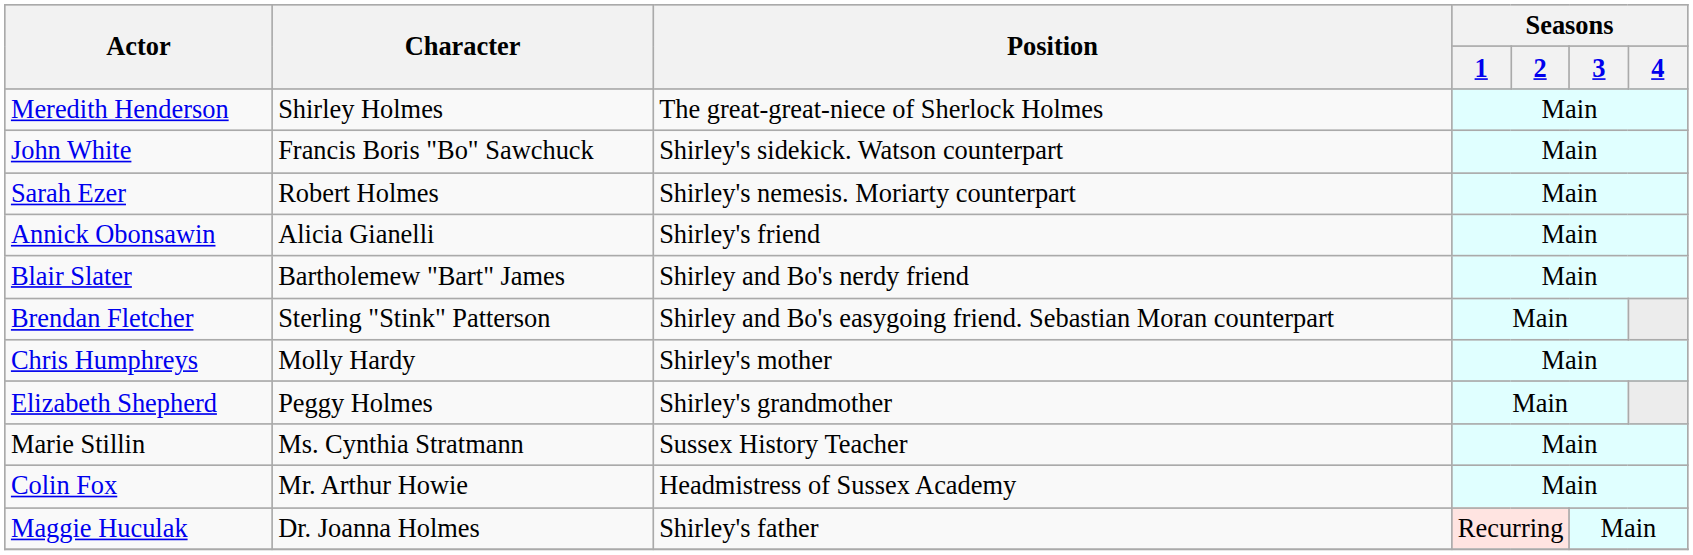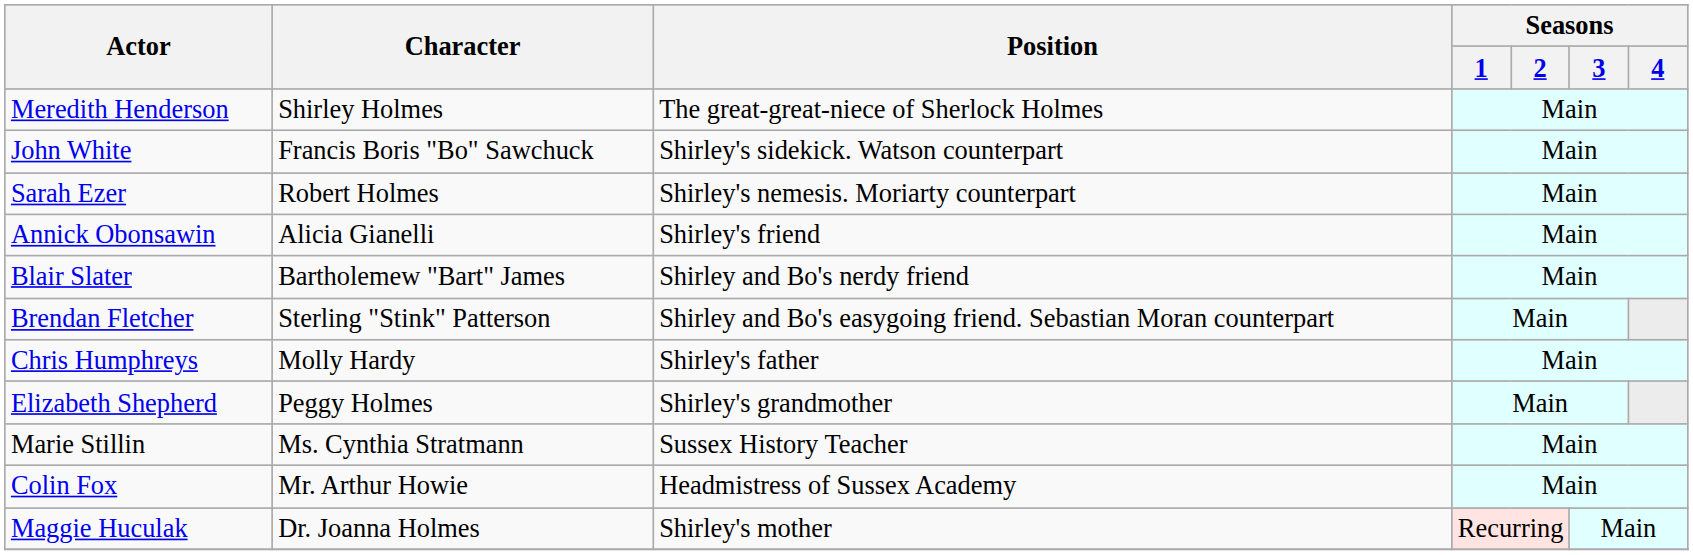(745, 360) Shirley's mother -> (739, 360) Shirley's father
(739, 527) Shirley's father -> (745, 527) Shirley's mother
